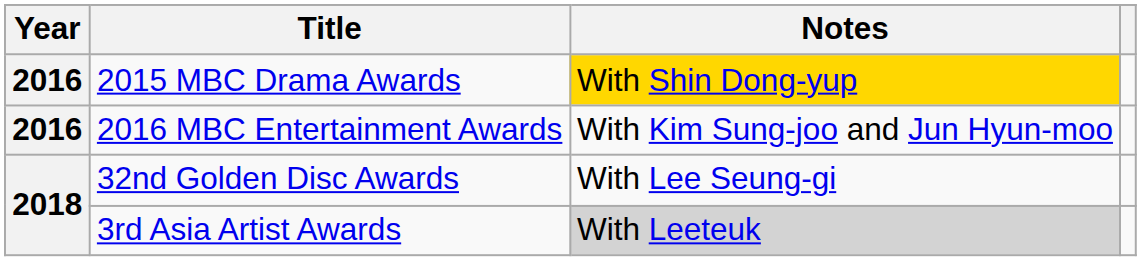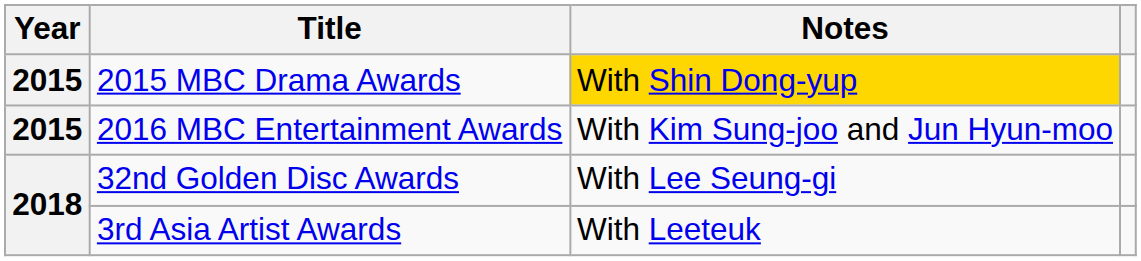(47, 79) 2016 -> (47, 79) 2015
(47, 129) 2016 -> (47, 129) 2015
(669, 229) lightgrey background -> (669, 229) no background
